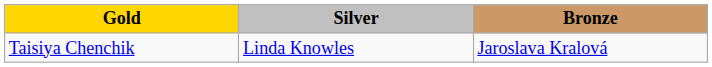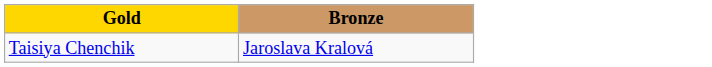- column: (356, 18)
